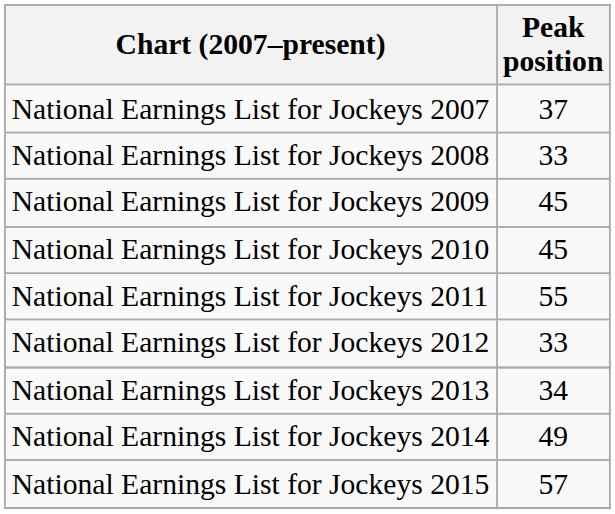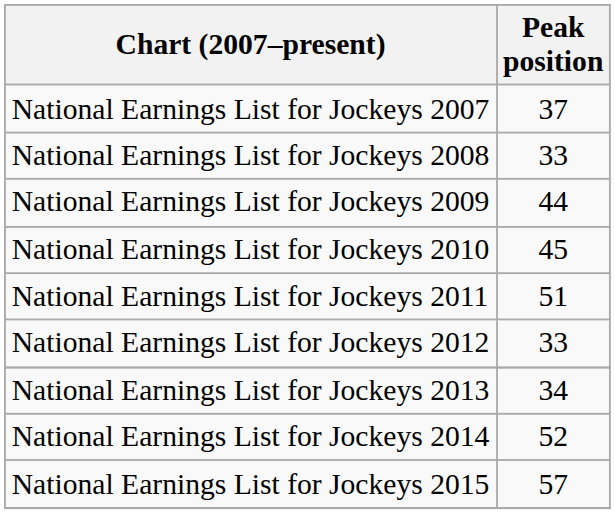(553, 202) 45 -> (553, 202) 44
(553, 295) 55 -> (553, 295) 51
(553, 436) 49 -> (553, 436) 52
